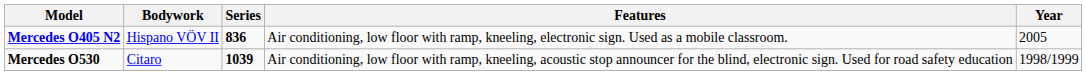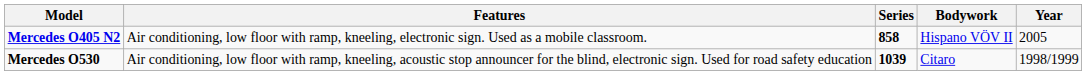columns swapped: (173, 15) <-> (640, 15)
(236, 37) 836 -> (889, 37) 858
